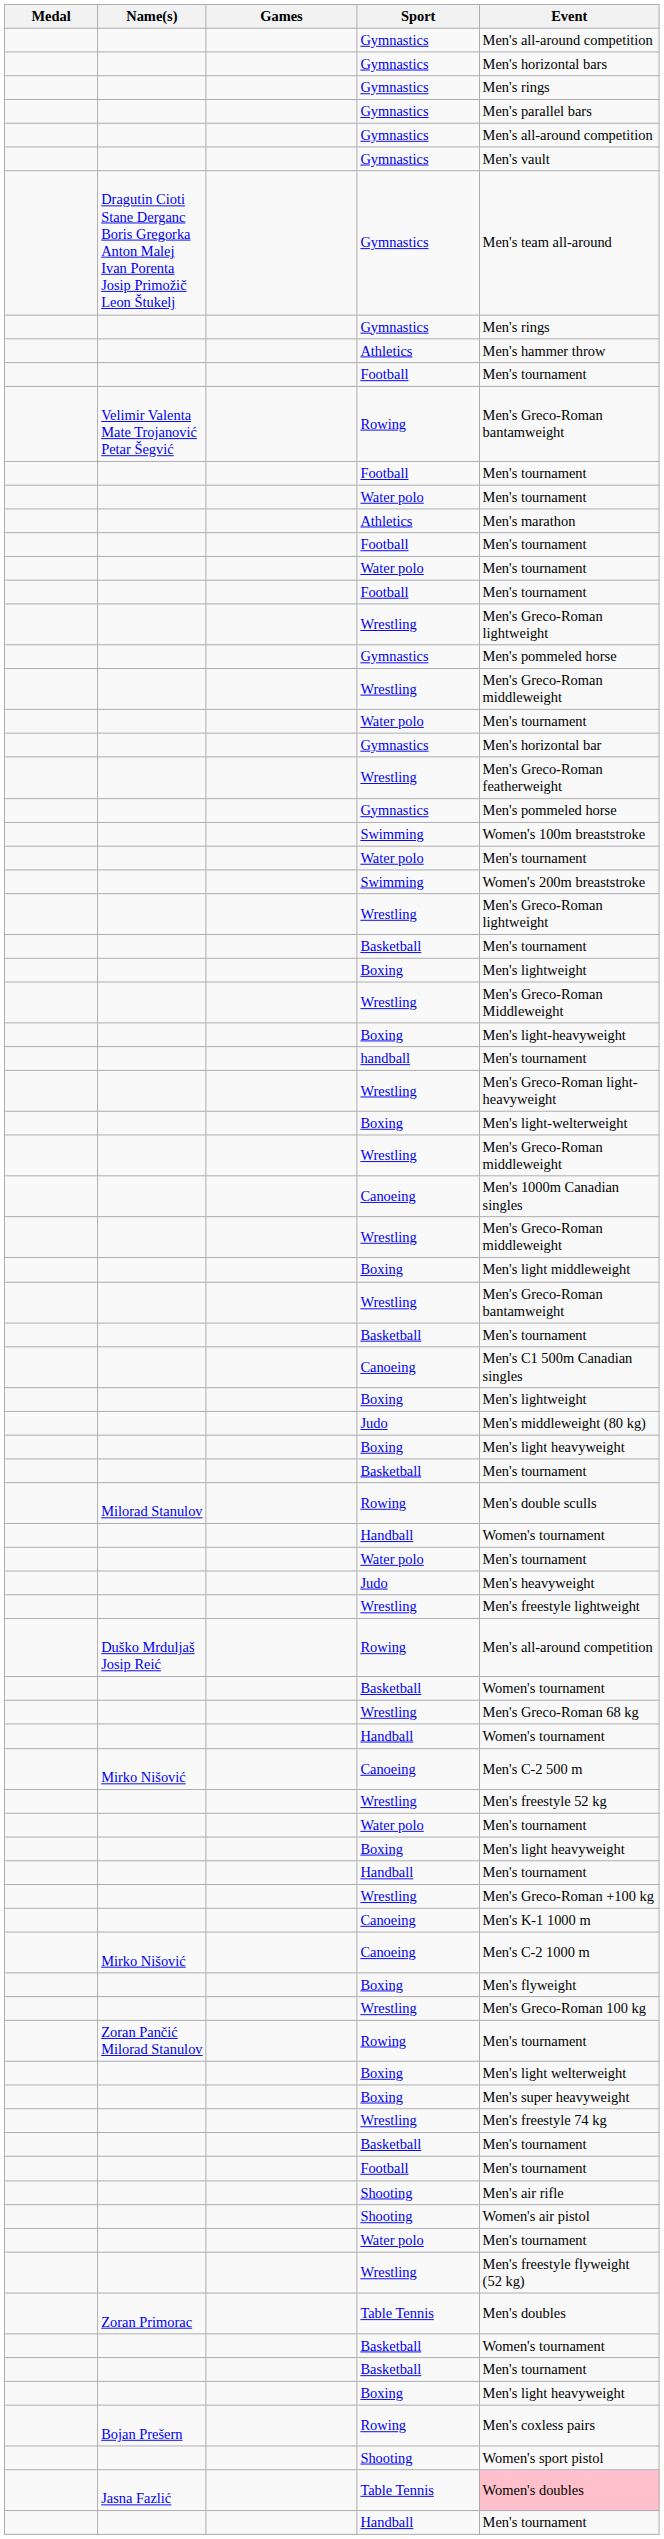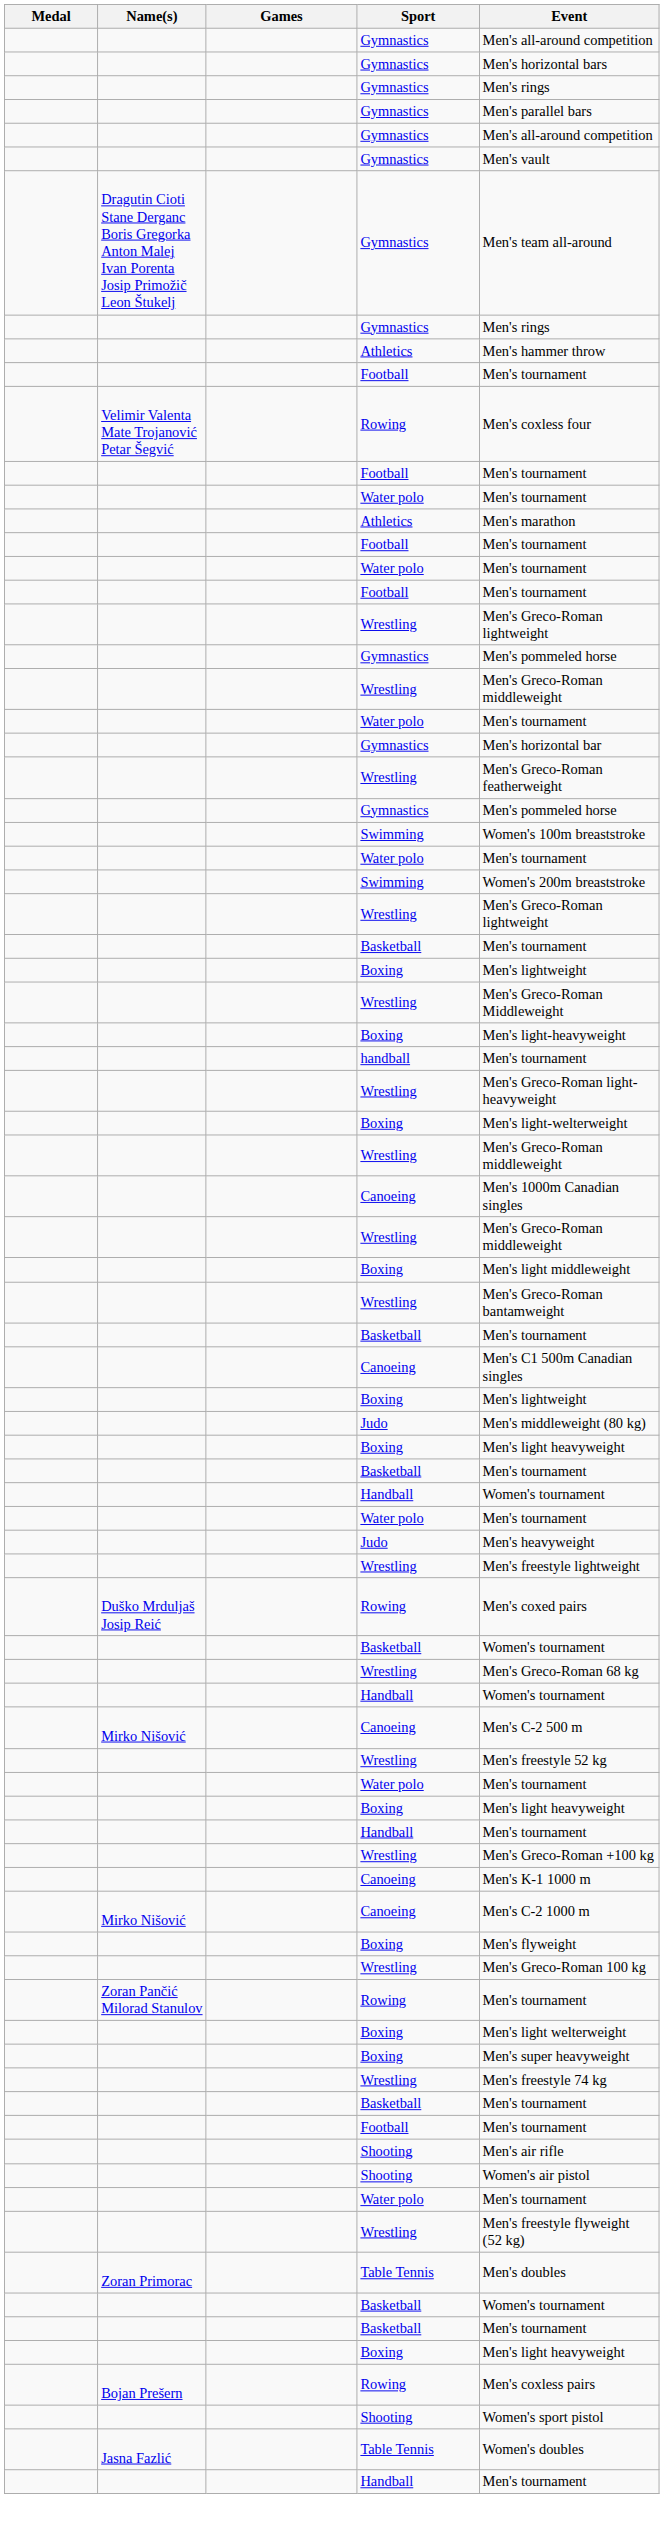(543, 423) Men's Greco-Roman bantamweight -> (537, 423) Men's coxless four
- row: (152, 1511)
(568, 1647) Men's all-around competition -> (535, 1607) Men's coxed pairs
(533, 2490) pink background -> (533, 2449) no background
